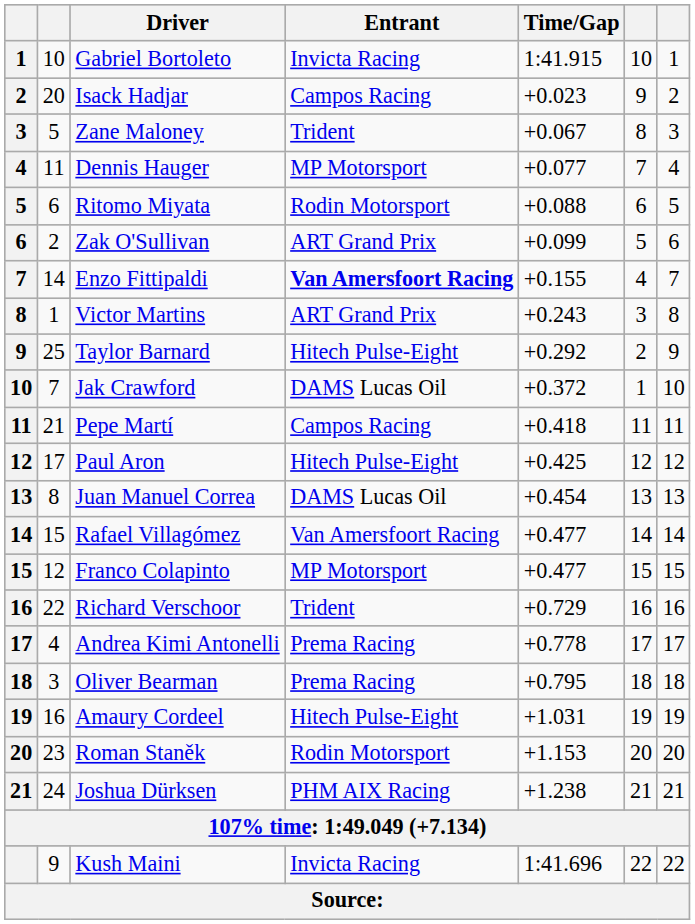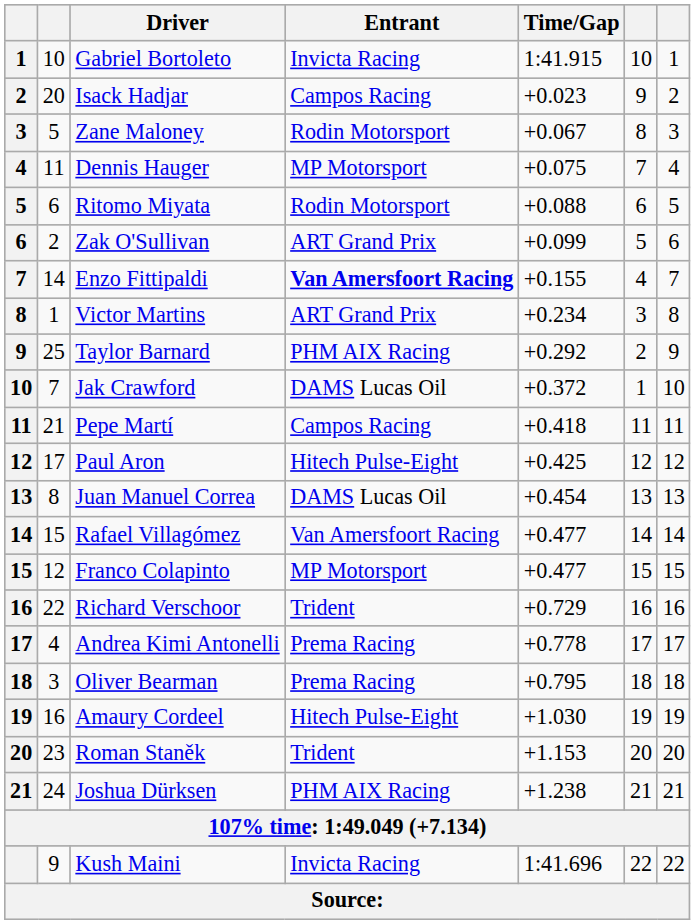(322, 132) Trident -> (370, 132) Rodin Motorsport
(555, 168) +0.077 -> (555, 168) +0.075
(555, 314) +0.243 -> (555, 314) +0.234
(374, 351) Hitech Pulse-Eight -> (370, 351) PHM AIX Racing
(555, 717) +1.031 -> (555, 717) +1.030
(370, 753) Rodin Motorsport -> (322, 753) Trident
